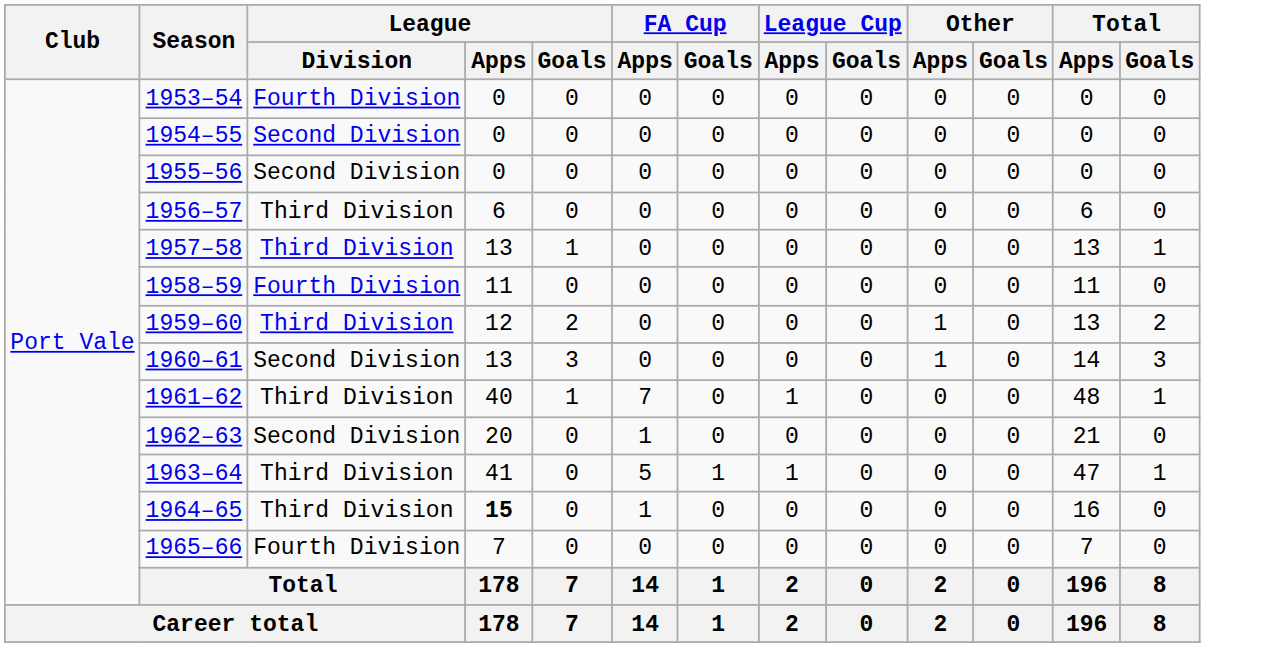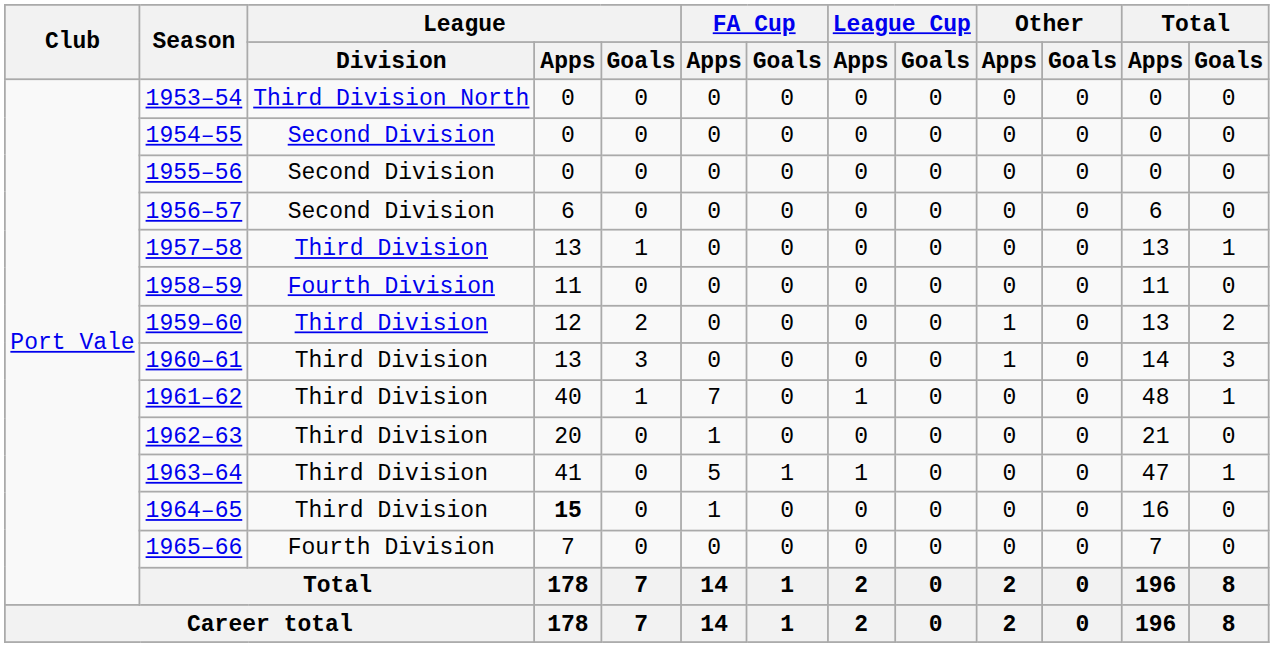(357, 99) Fourth Division -> (391, 99) Third Division North
(357, 211) Third Division -> (391, 211) Second Division
(357, 361) Second Division -> (391, 361) Third Division
(357, 436) Second Division -> (391, 436) Third Division
